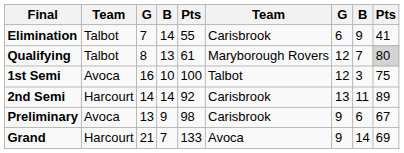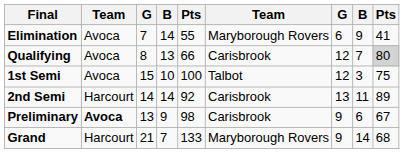(101, 35) Talbot -> (102, 35) Avoca
(239, 35) Carisbrook -> (269, 35) Maryborough Rovers
(101, 55) Talbot -> (102, 55) Avoca
(188, 55) 61 -> (188, 55) 66
(269, 55) Maryborough Rovers -> (239, 55) Carisbrook
(147, 76) 16 -> (147, 76) 15
(102, 117) normal -> (103, 117) bold
(226, 138) Avoca -> (269, 138) Maryborough Rovers
(383, 138) 69 -> (383, 138) 68
